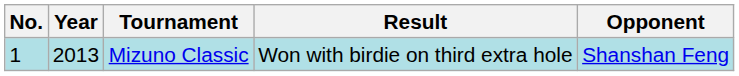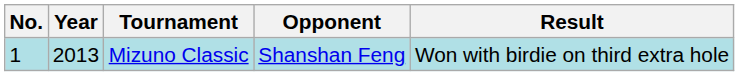columns swapped: (656, 21) <-> (415, 21)
